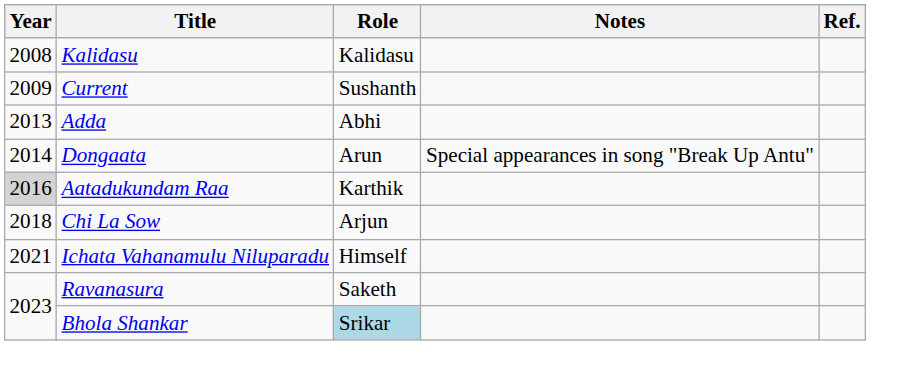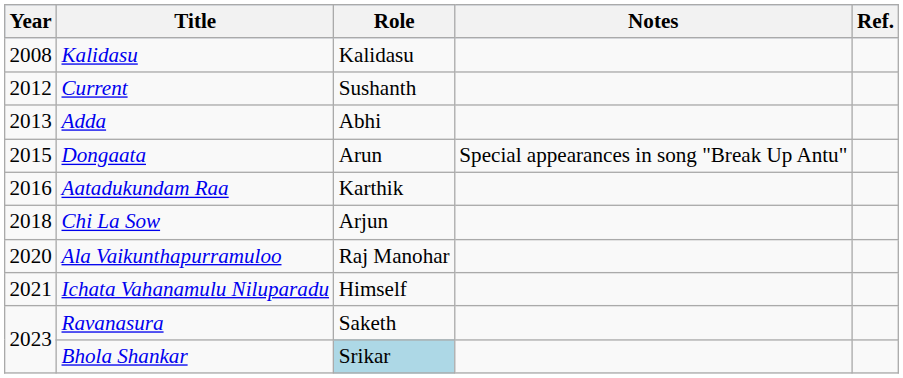(31, 88) 2009 -> (31, 88) 2012
(31, 155) 2014 -> (31, 155) 2015
(31, 188) lightgrey background -> (31, 188) no background
+ row: (172, 255)
